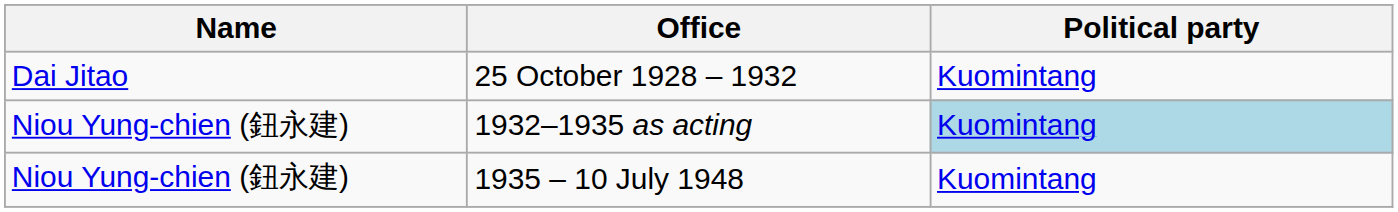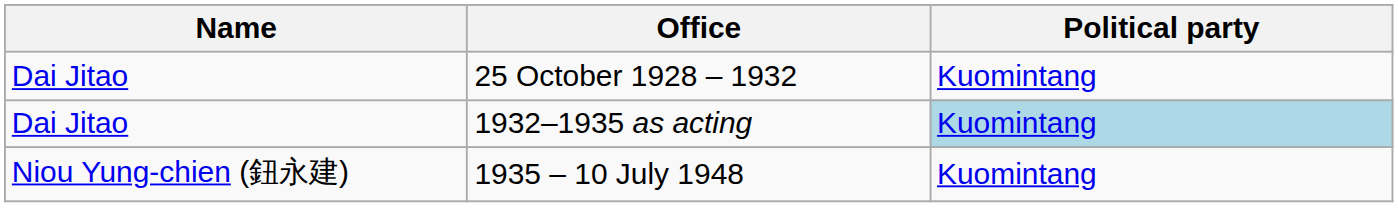(180, 124) Niou Yung-chien (鈕永建) -> (70, 123) Dai Jitao
